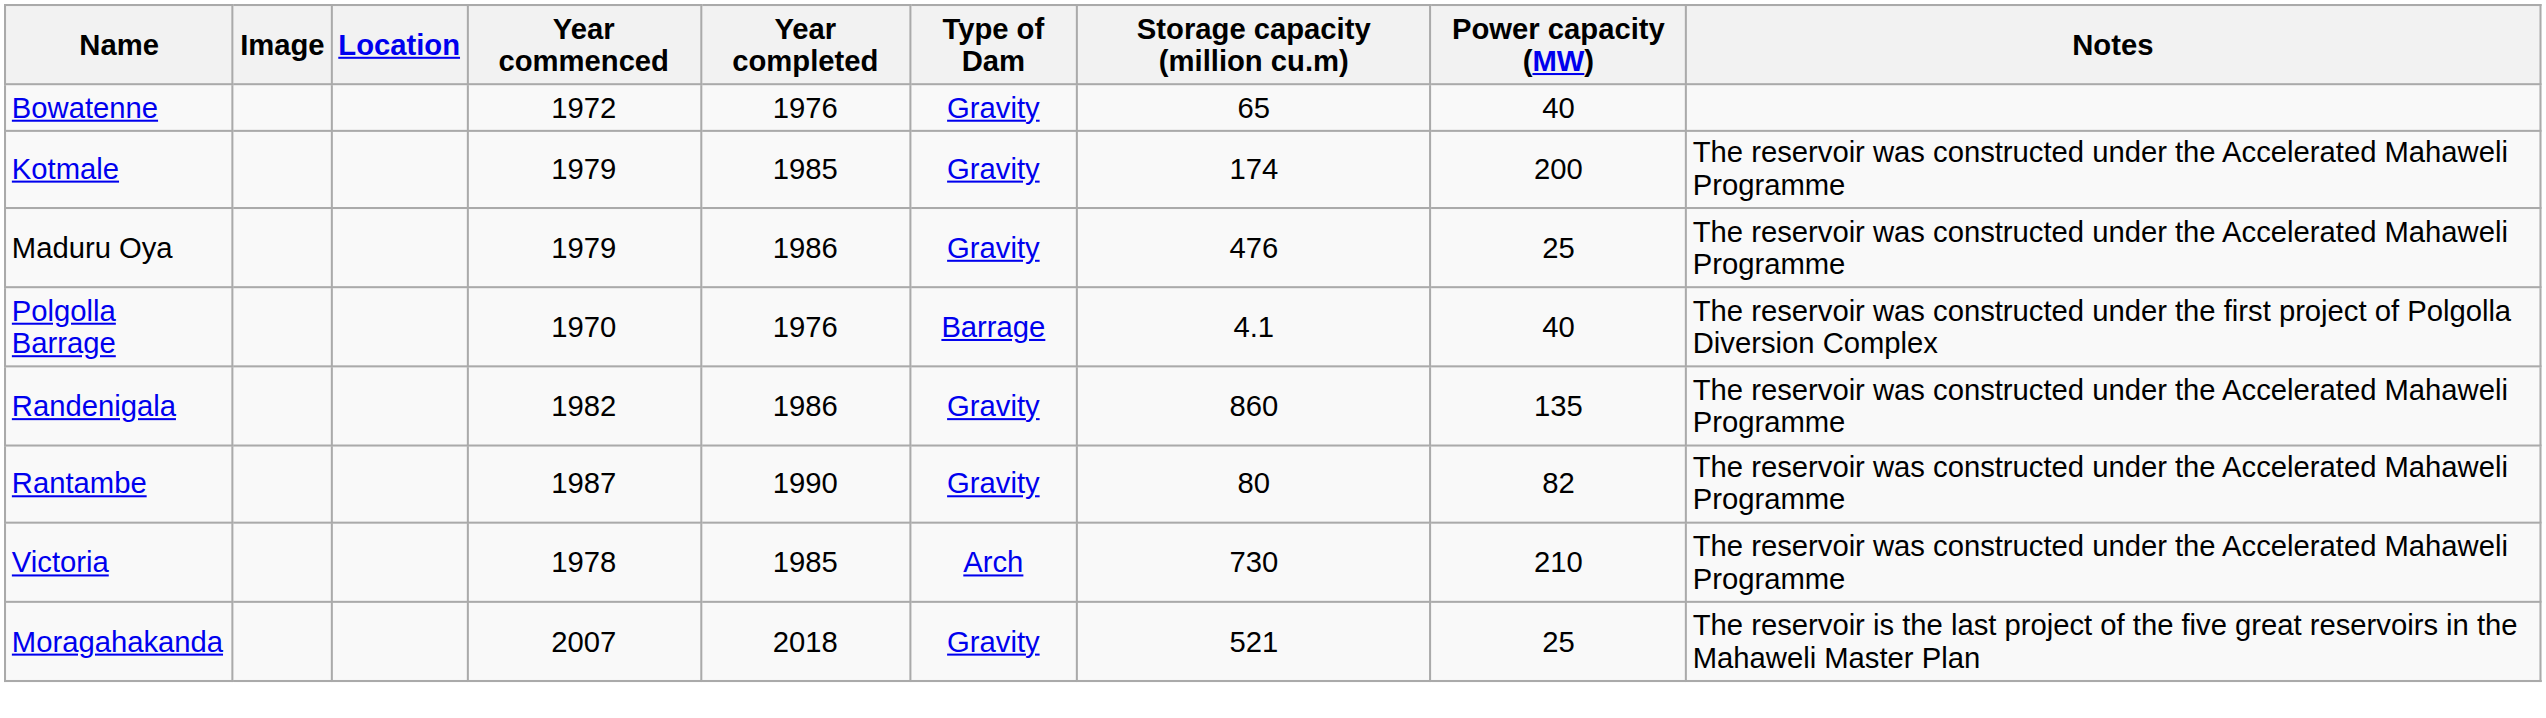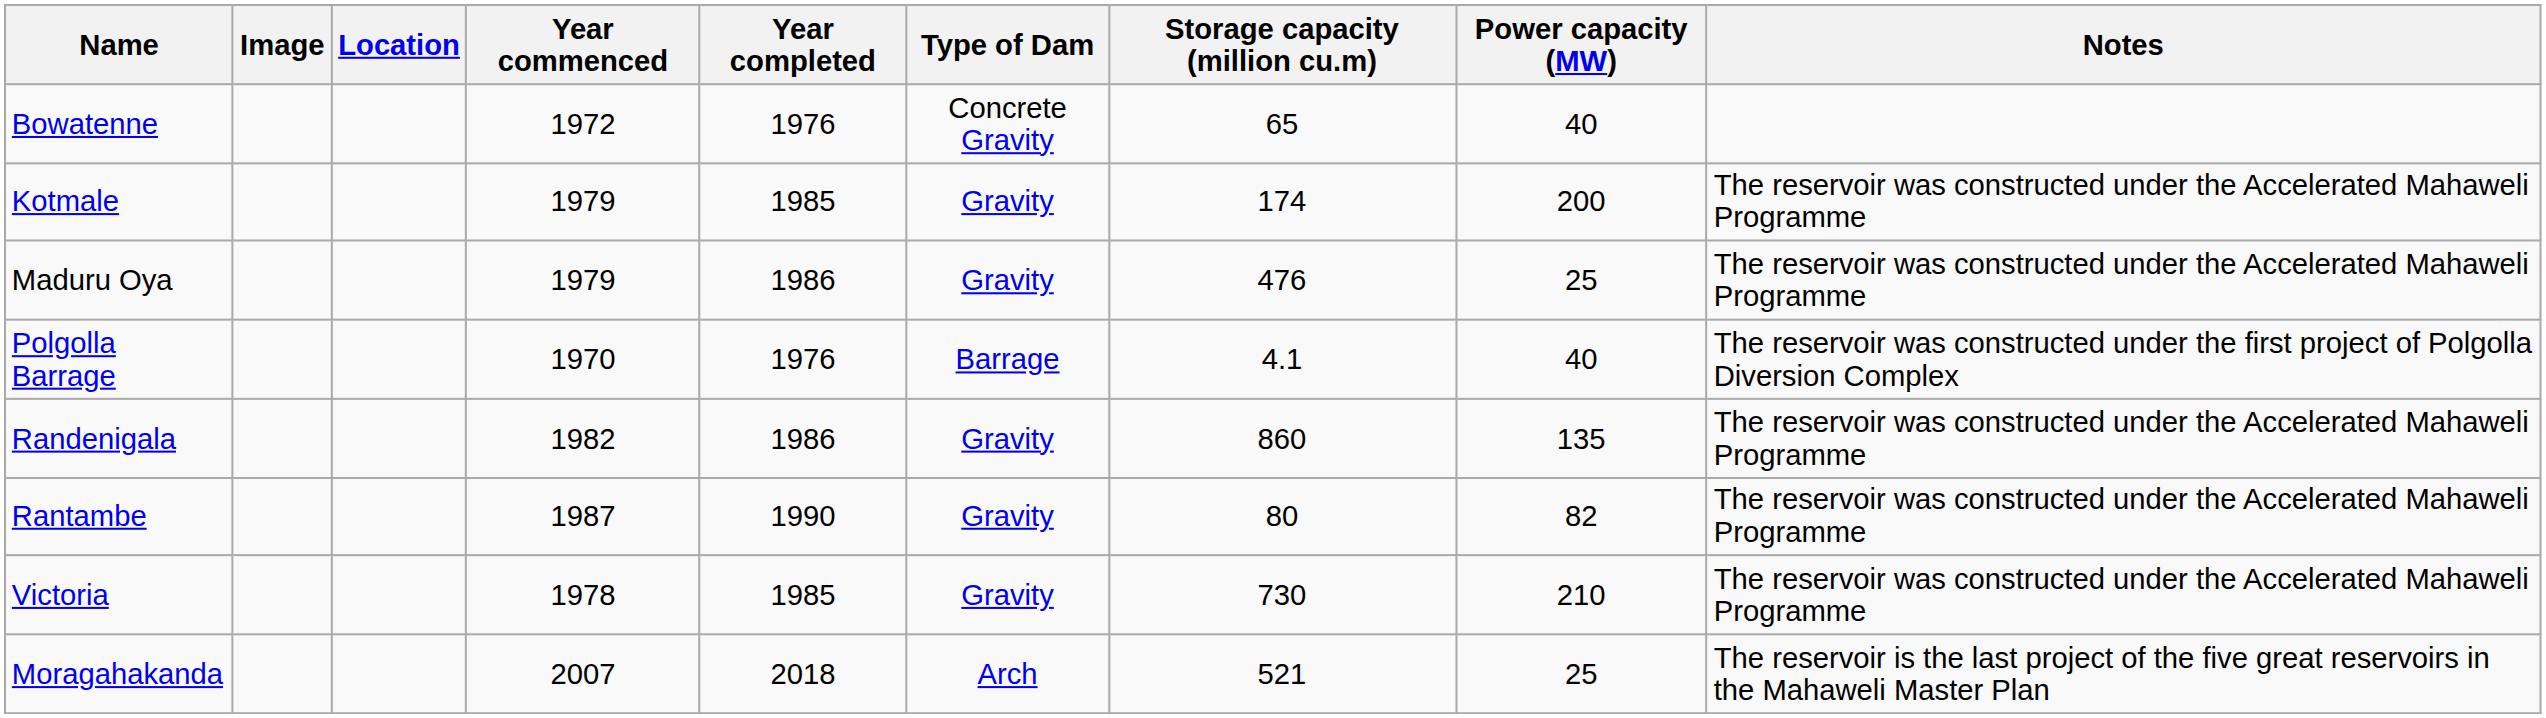(993, 107) Gravity -> (1008, 123) Concrete Gravity
(993, 563) Arch -> (1008, 595) Gravity
(993, 642) Gravity -> (1008, 674) Arch
